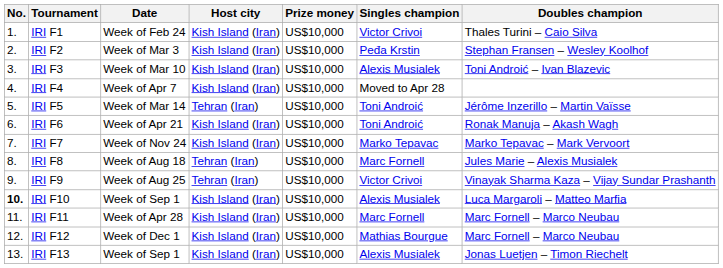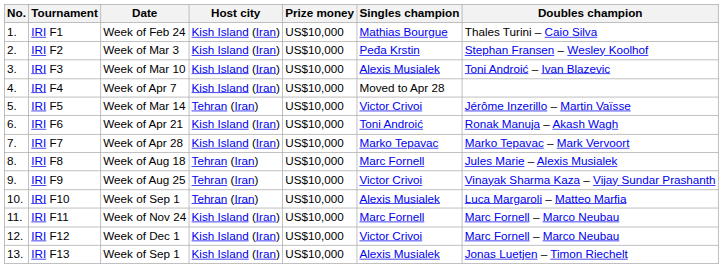(391, 32) Victor Crivoi -> (404, 32) Mathias Bourgue
(391, 106) Toni Androić -> (391, 106) Victor Crivoi
(145, 143) Week of Nov 24 -> (143, 143) Week of Apr 28
(15, 198) bold -> (15, 198) normal
(236, 198) Kish Island (Iran) -> (225, 198) Tehran (Iran)
(143, 217) Week of Apr 28 -> (145, 217) Week of Nov 24
(404, 236) Mathias Bourgue -> (391, 236) Victor Crivoi
